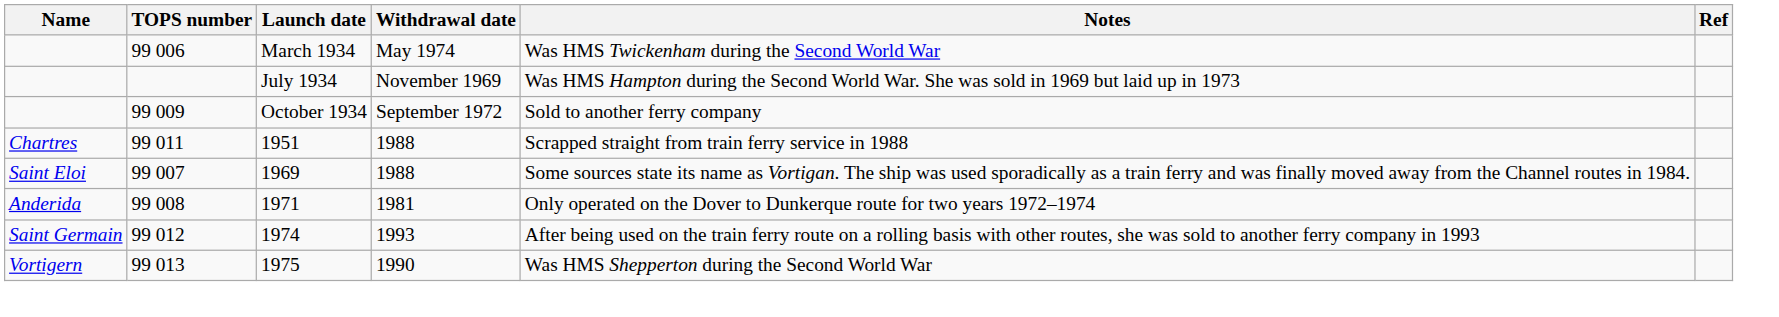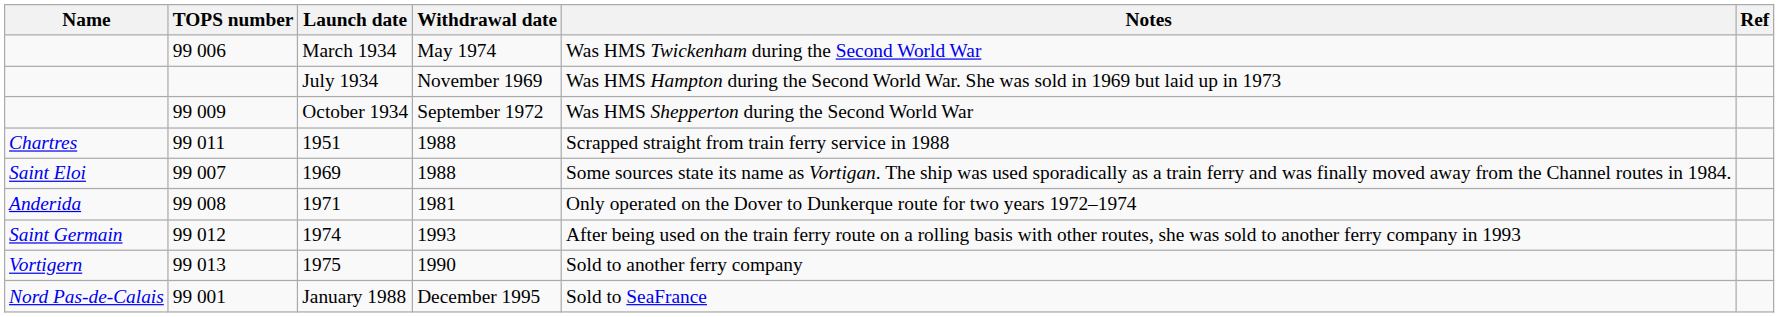(643, 111) Sold to another ferry company -> (770, 111) Was HMS Shepperton during the Second World War
(728, 265) Was HMS Shepperton during the Second World War -> (684, 265) Sold to another ferry company
+ row: (199, 296)
